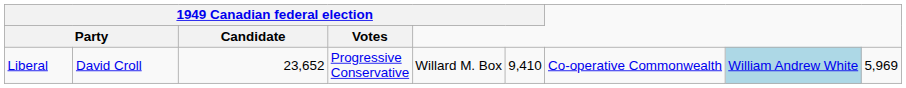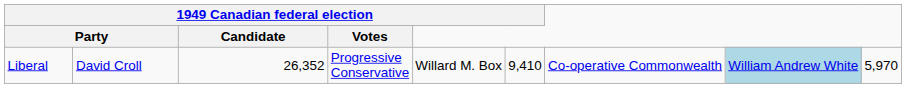(304, 65) 23,652 -> (304, 65) 26,352
(881, 65) 5,969 -> (881, 65) 5,970
